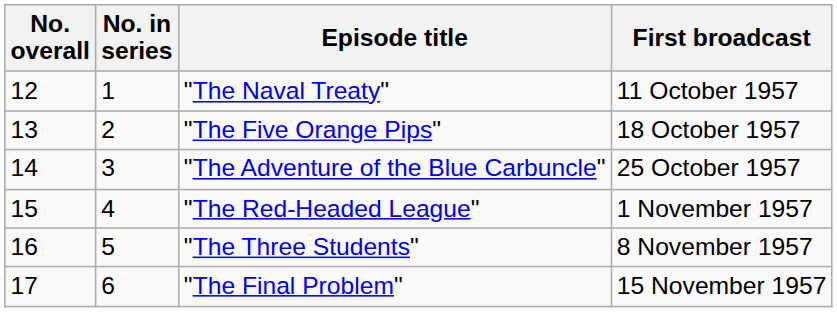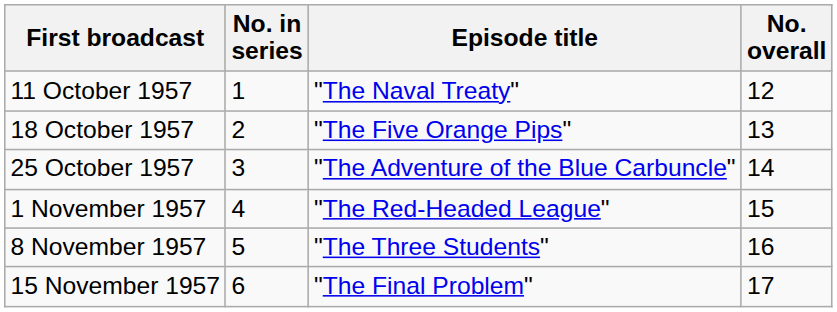columns swapped: (50, 37) <-> (722, 37)
